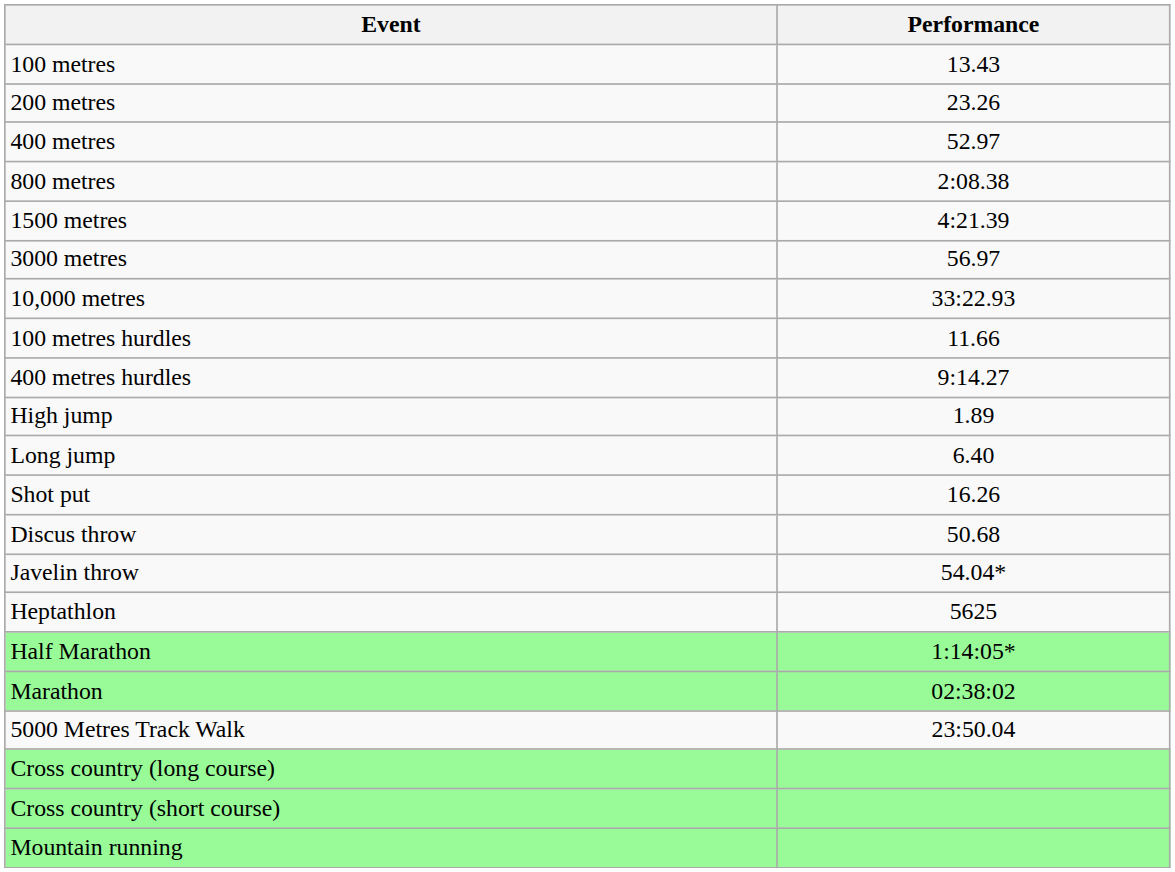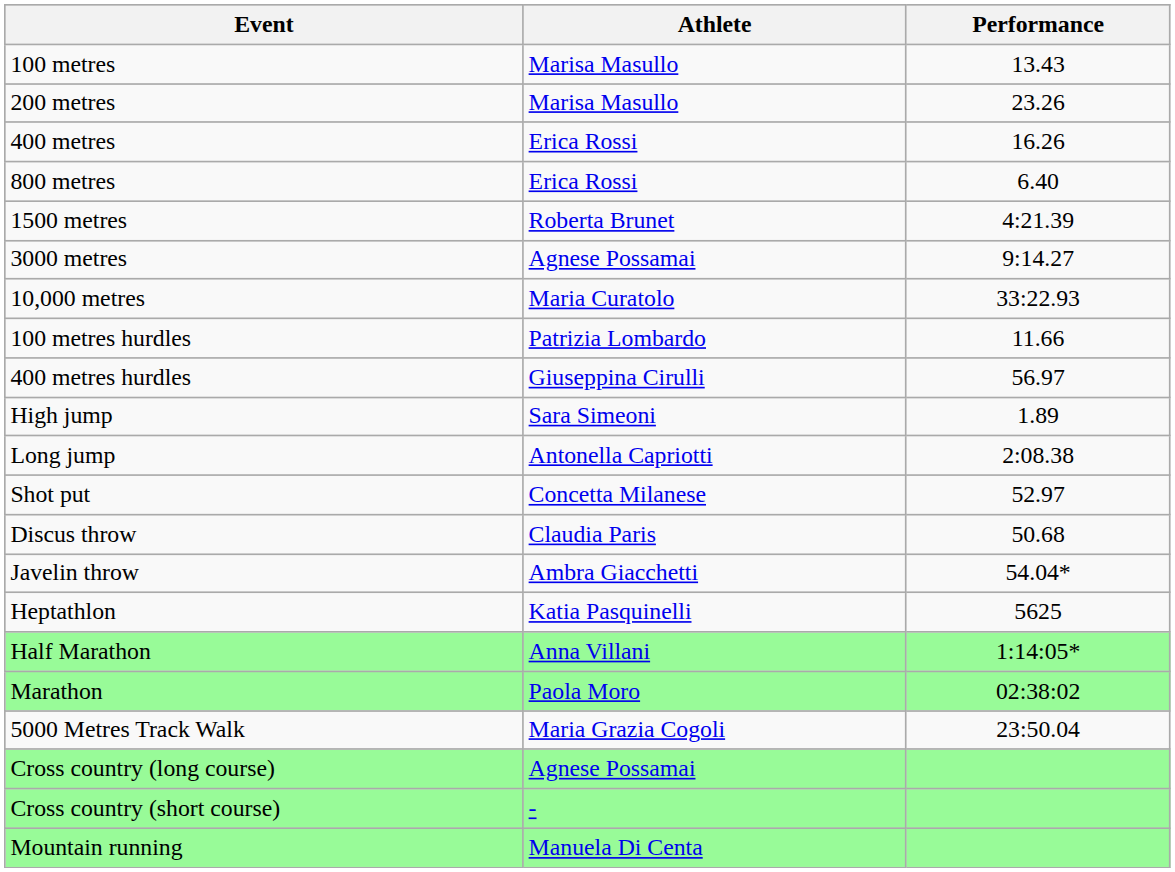+ column: (715, 24)
(973, 142) 52.97 -> (1038, 142) 16.26
(973, 181) 2:08.38 -> (1038, 181) 6.40
(973, 259) 56.97 -> (1038, 259) 9:14.27
(973, 377) 9:14.27 -> (1038, 377) 56.97
(973, 455) 6.40 -> (1038, 455) 2:08.38
(973, 494) 16.26 -> (1038, 494) 52.97
